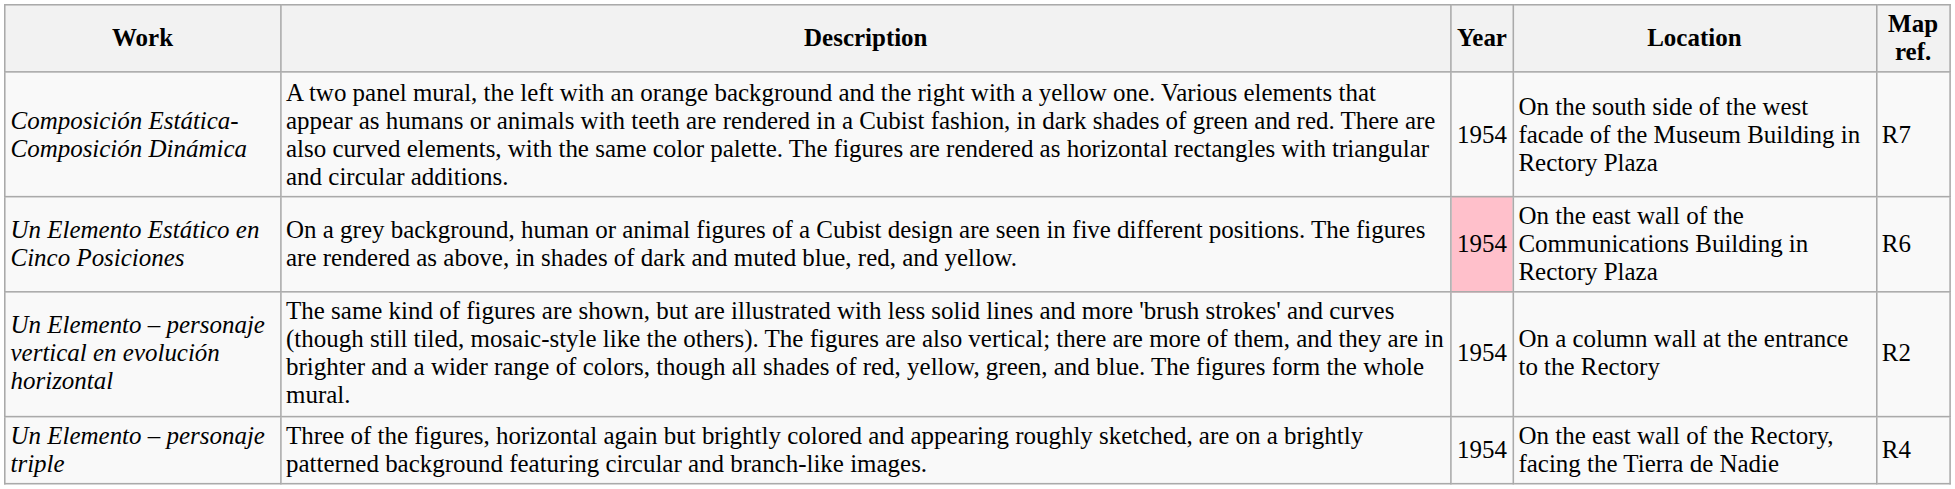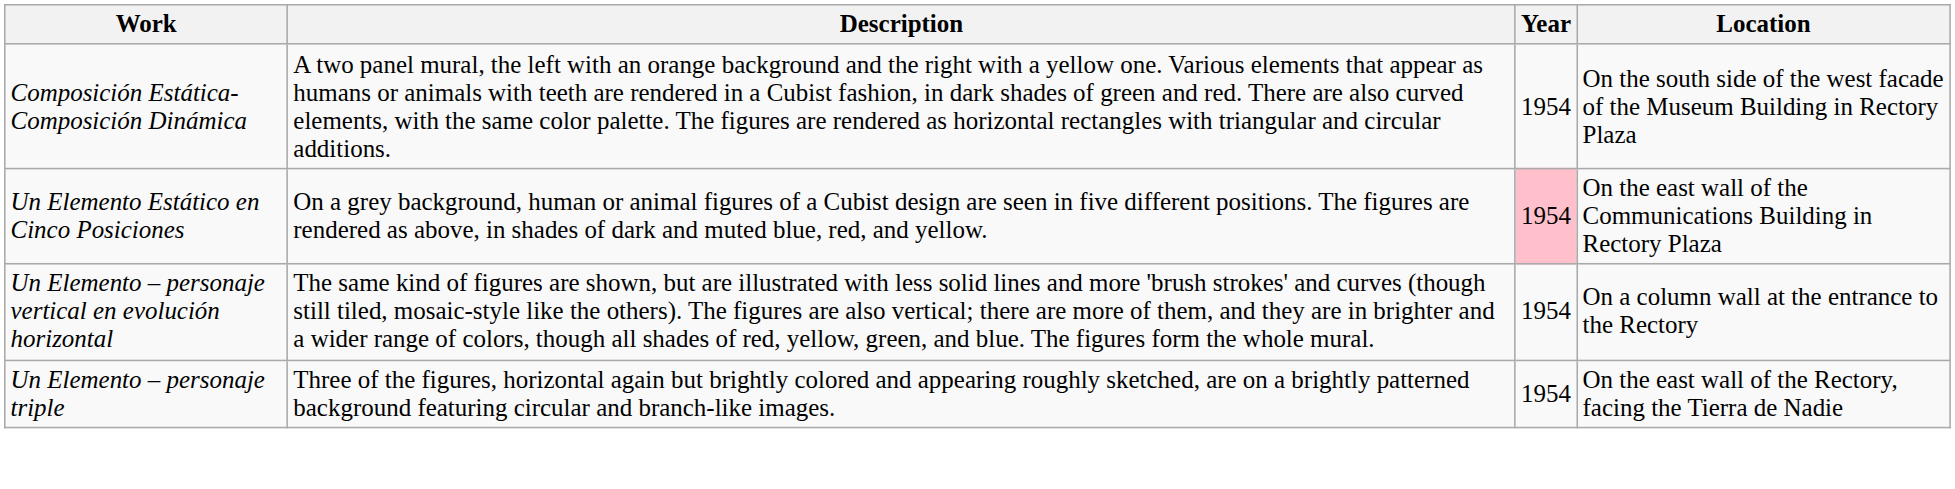- column: (1913, 38)
